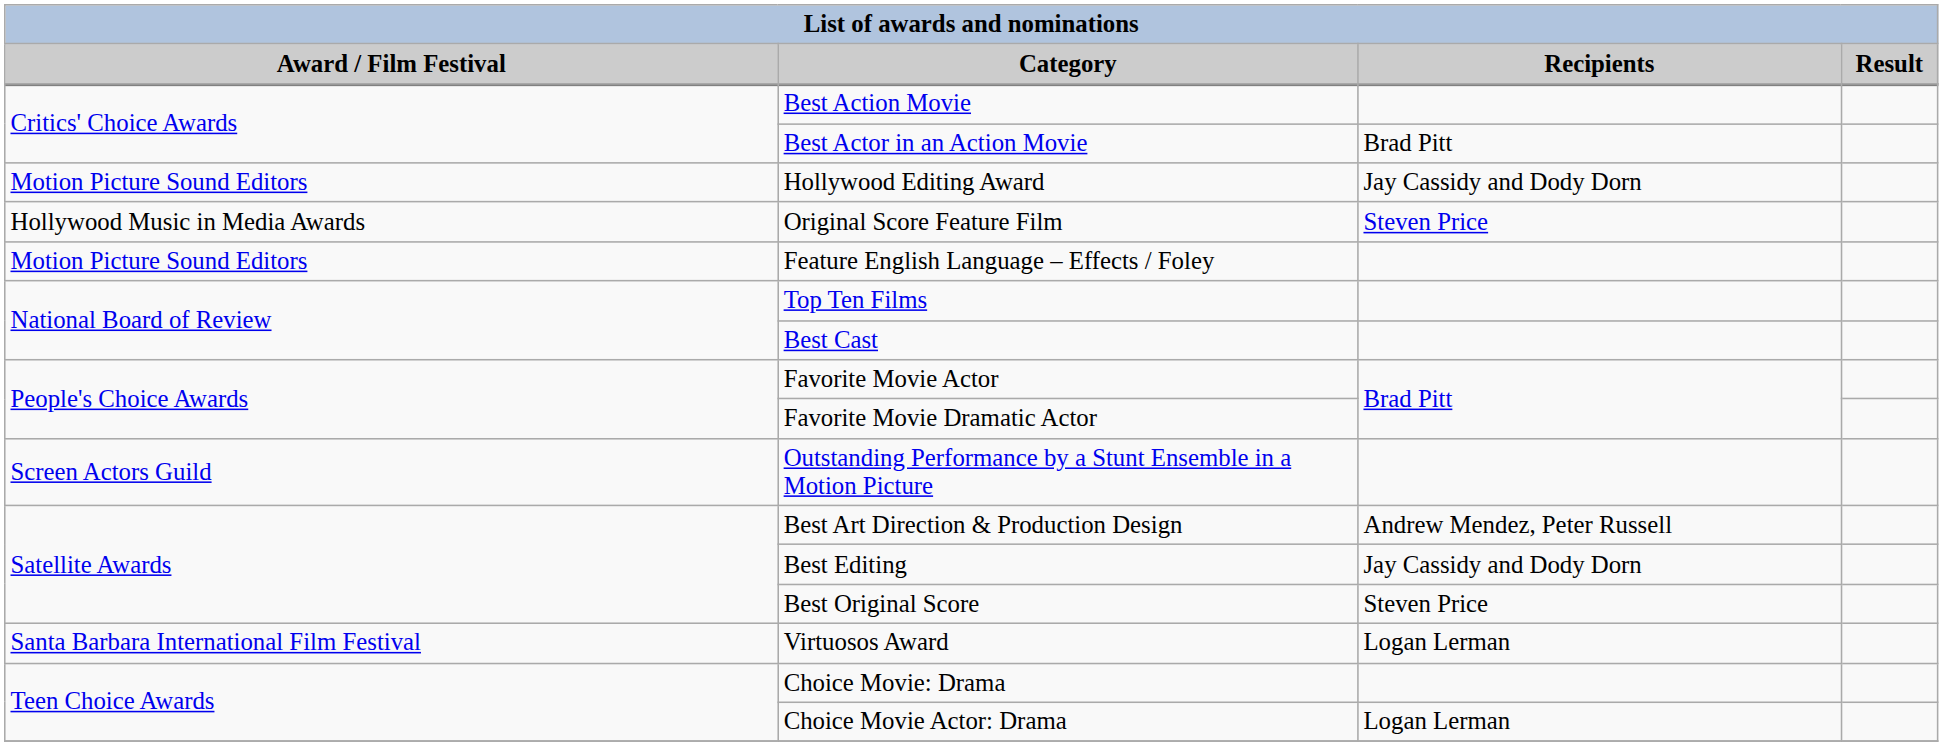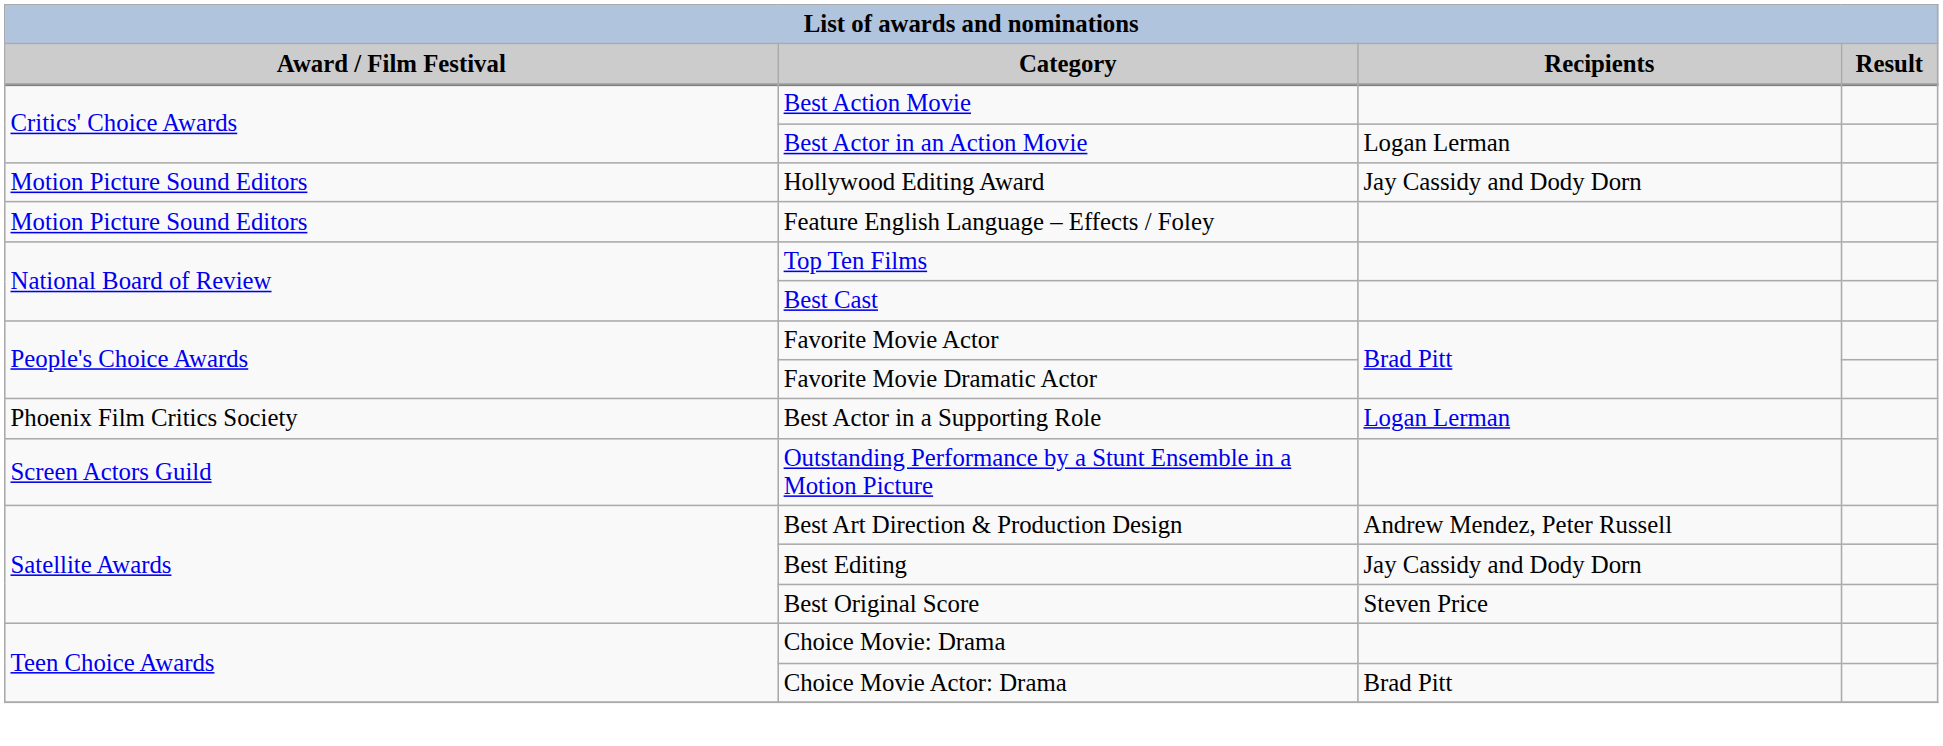(1408, 142) Brad Pitt -> (1437, 142) Logan Lerman
- row: (923, 221)
+ row: (942, 418)
- row: (866, 642)
(1437, 721) Logan Lerman -> (1408, 682) Brad Pitt
